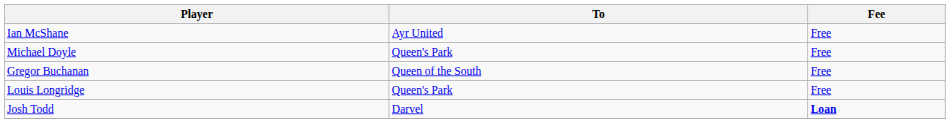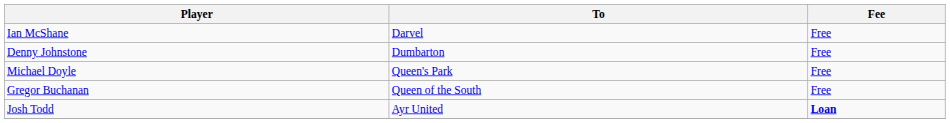(417, 33) Ayr United -> (408, 33) Darvel
+ row: (47, 52)
- row: (46, 90)
(408, 109) Darvel -> (417, 109) Ayr United
